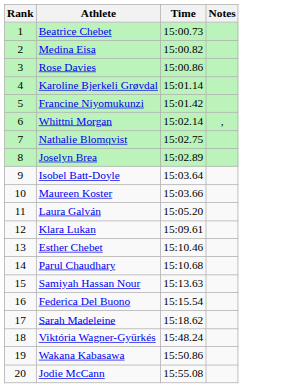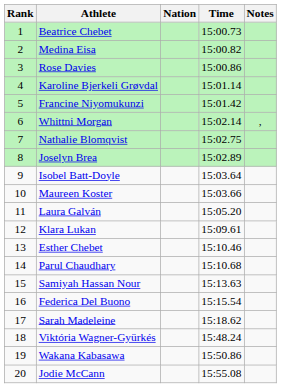+ column: (180, 13)
